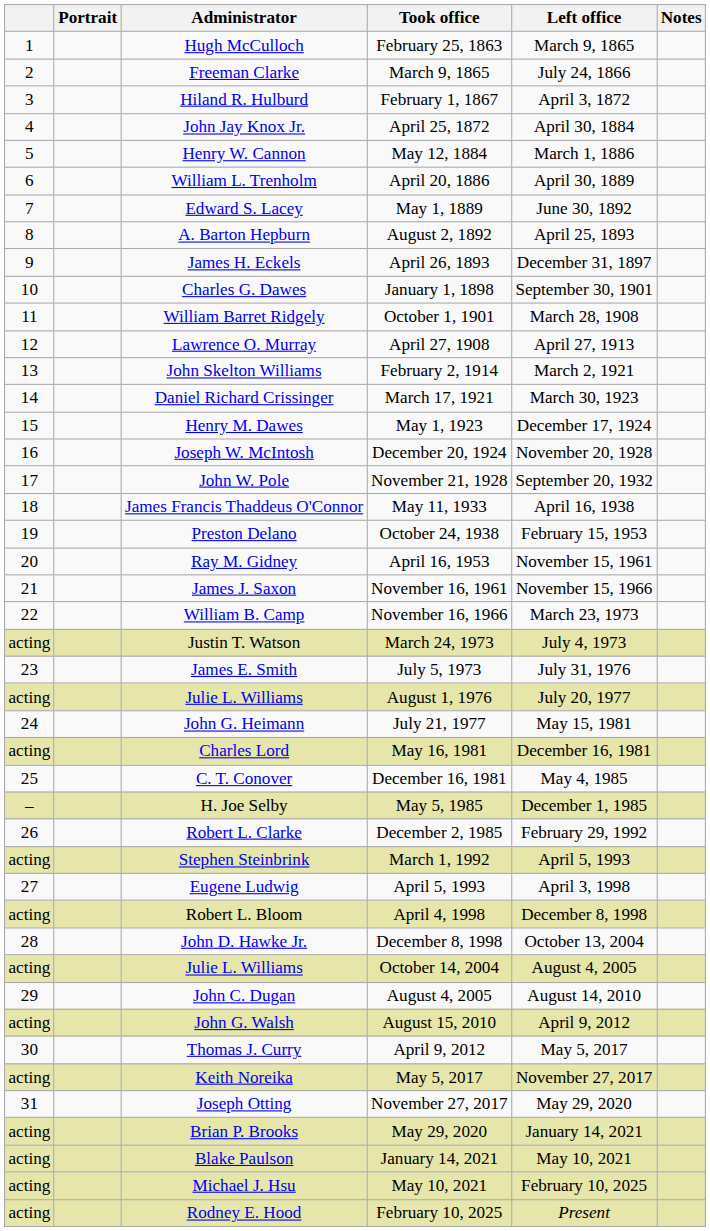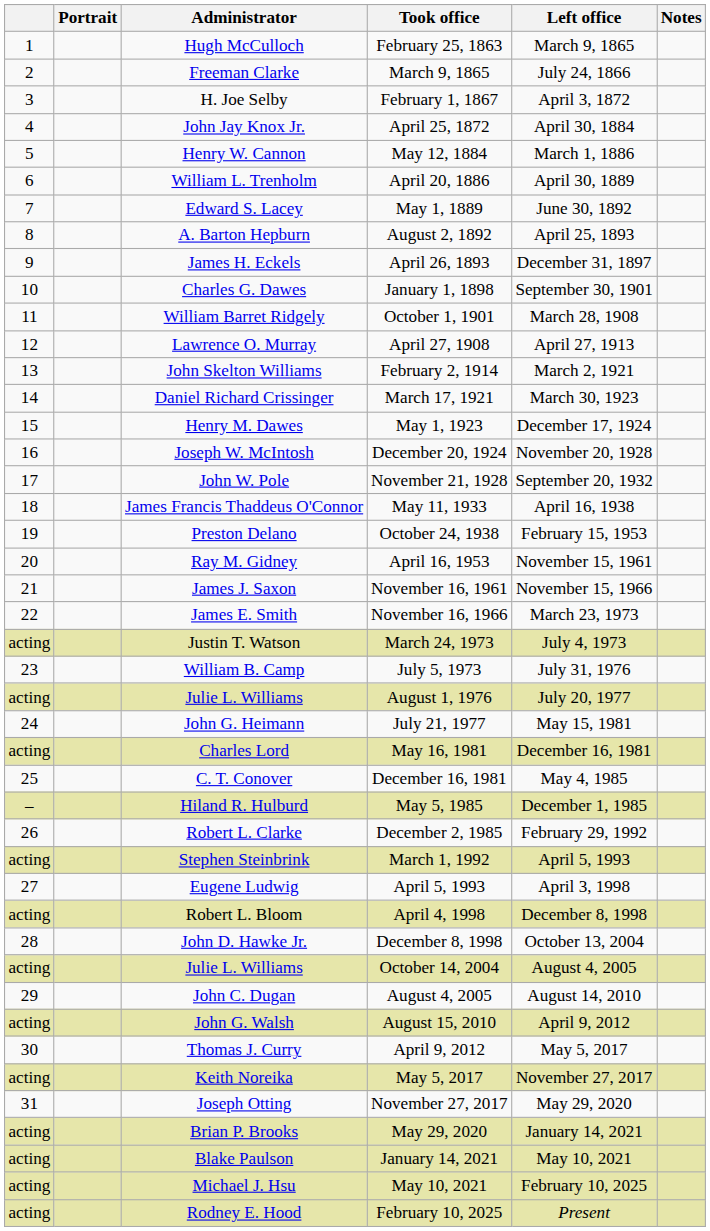(244, 99) Hiland R. Hulburd -> (244, 99) H. Joe Selby
(244, 615) William B. Camp -> (244, 615) James E. Smith
(244, 669) James E. Smith -> (244, 669) William B. Camp
(244, 805) H. Joe Selby -> (244, 805) Hiland R. Hulburd
